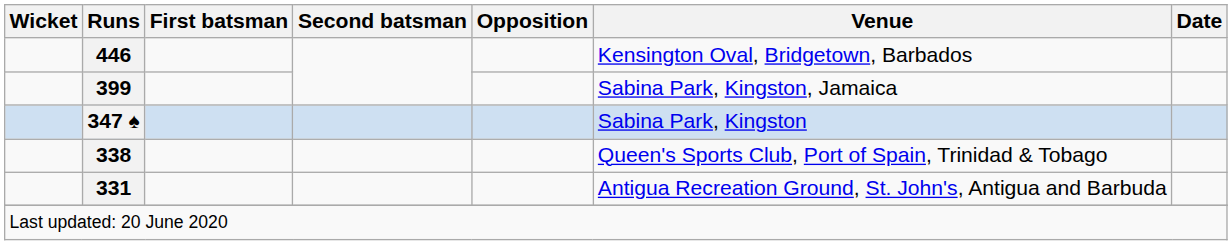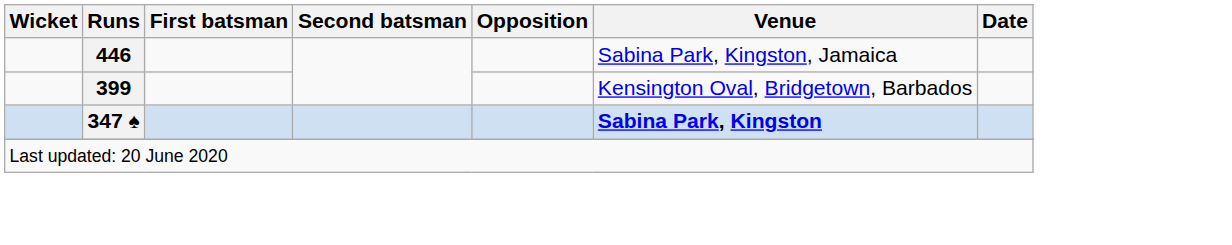(785, 54) Kensington Oval, Bridgetown, Barbados -> (748, 54) Sabina Park, Kingston, Jamaica
(748, 88) Sabina Park, Kingston, Jamaica -> (785, 88) Kensington Oval, Bridgetown, Barbados
(702, 121) normal -> (710, 121) bold
- row: (114, 155)
- row: (114, 188)
